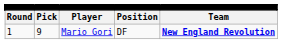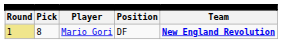(9, 31) no background -> (9, 31) khaki background
(39, 31) 9 -> (39, 31) 8
